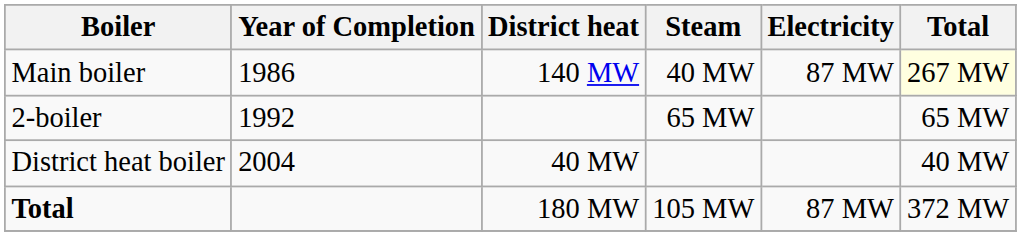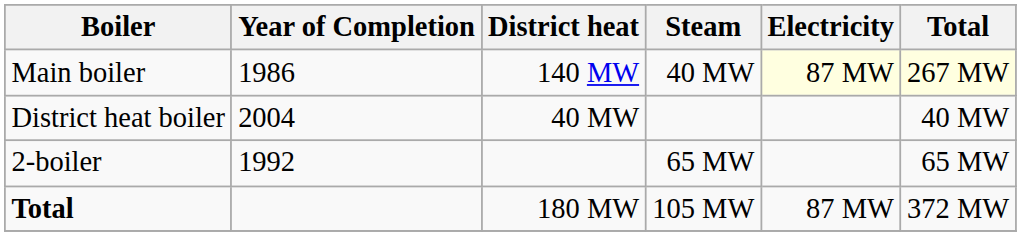(850, 72) no background -> (850, 72) lightyellow background
rows swapped: (57, 117) <-> (118, 162)
